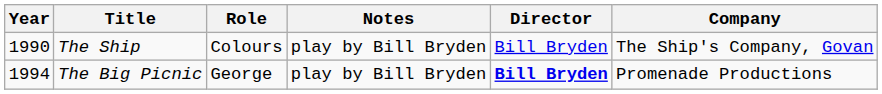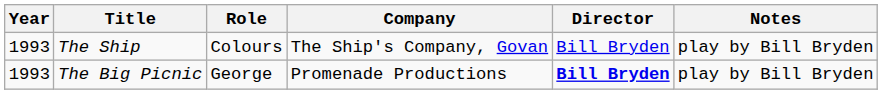columns swapped: (745, 19) <-> (389, 19)
(29, 47) 1990 -> (29, 47) 1993
(29, 75) 1994 -> (29, 75) 1993
